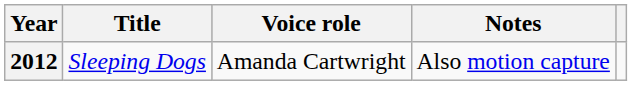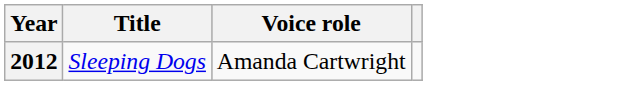- column: (513, 23)
